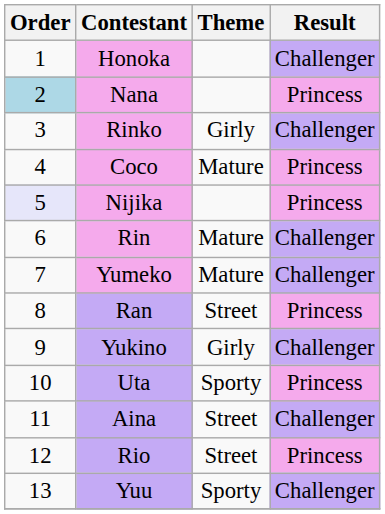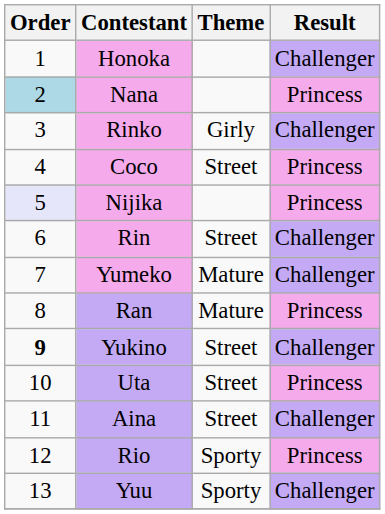(231, 166) Mature -> (231, 166) Street
(231, 238) Mature -> (231, 238) Street
(231, 310) Street -> (231, 310) Mature
(40, 346) normal -> (40, 346) bold
(231, 346) Girly -> (231, 346) Street
(231, 382) Sporty -> (231, 382) Street
(231, 454) Street -> (231, 454) Sporty
